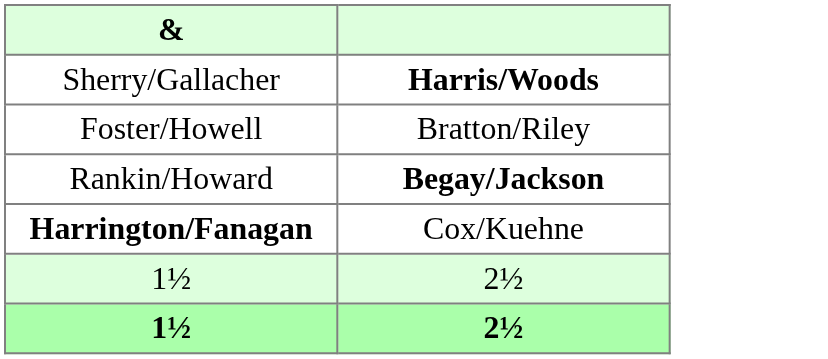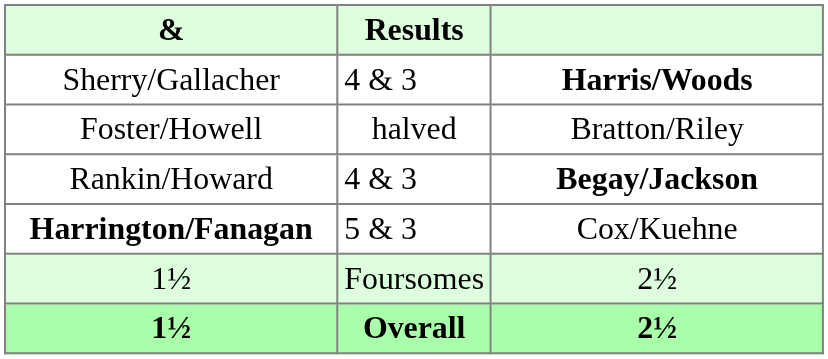+ column: (414, 29)
